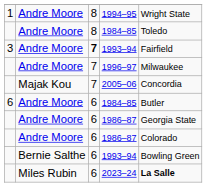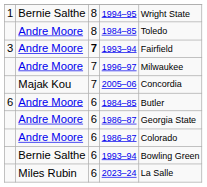(51, 13) Andre Moore -> (52, 13) Bernie Salthe
(158, 173) bold -> (157, 173) normal
